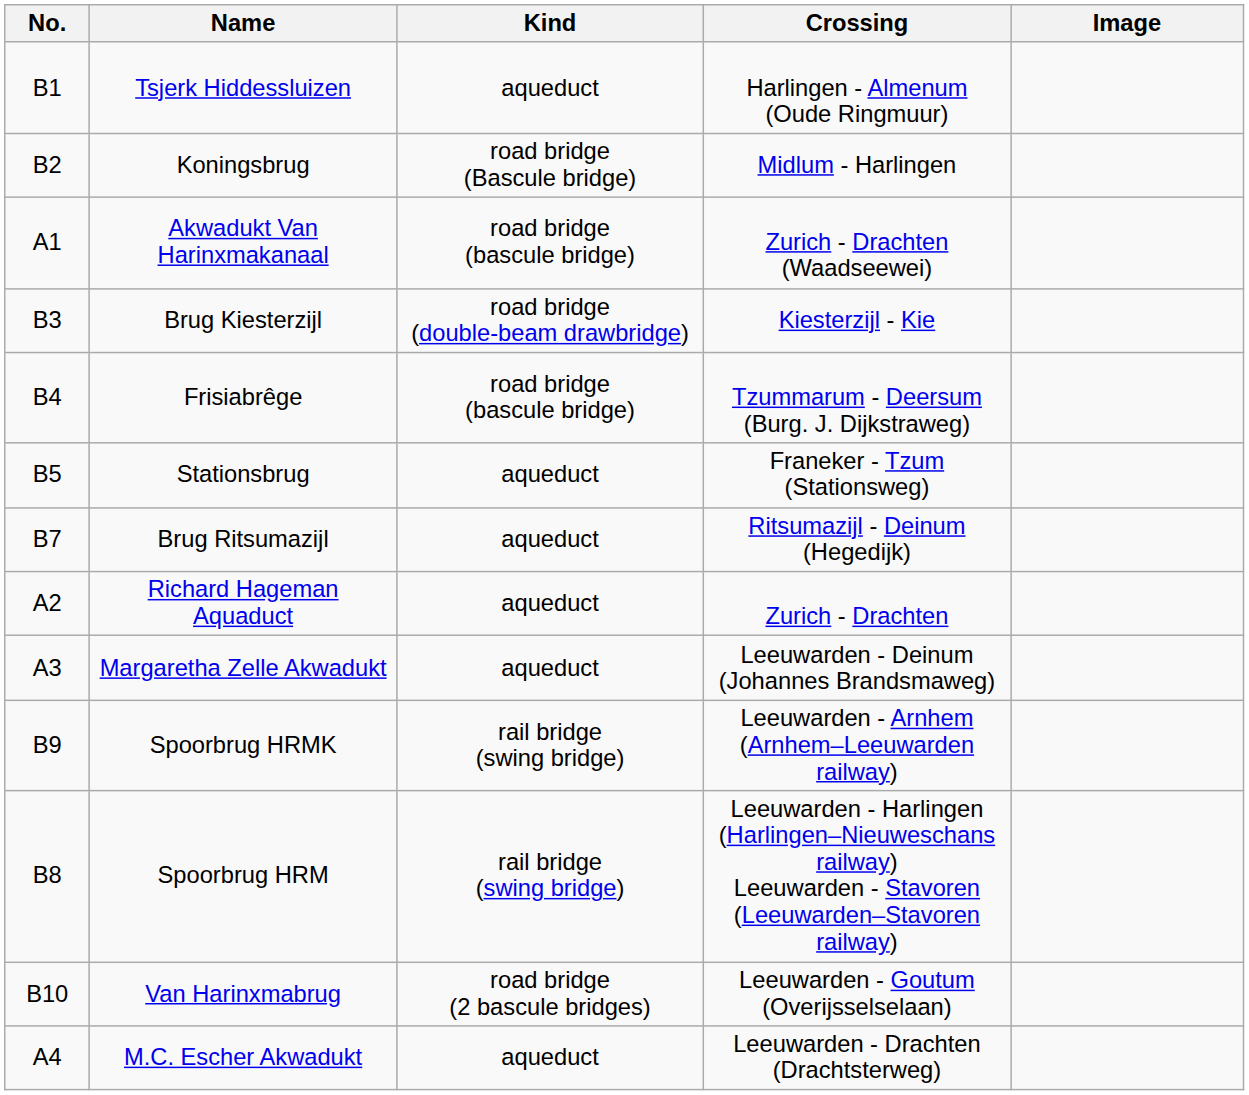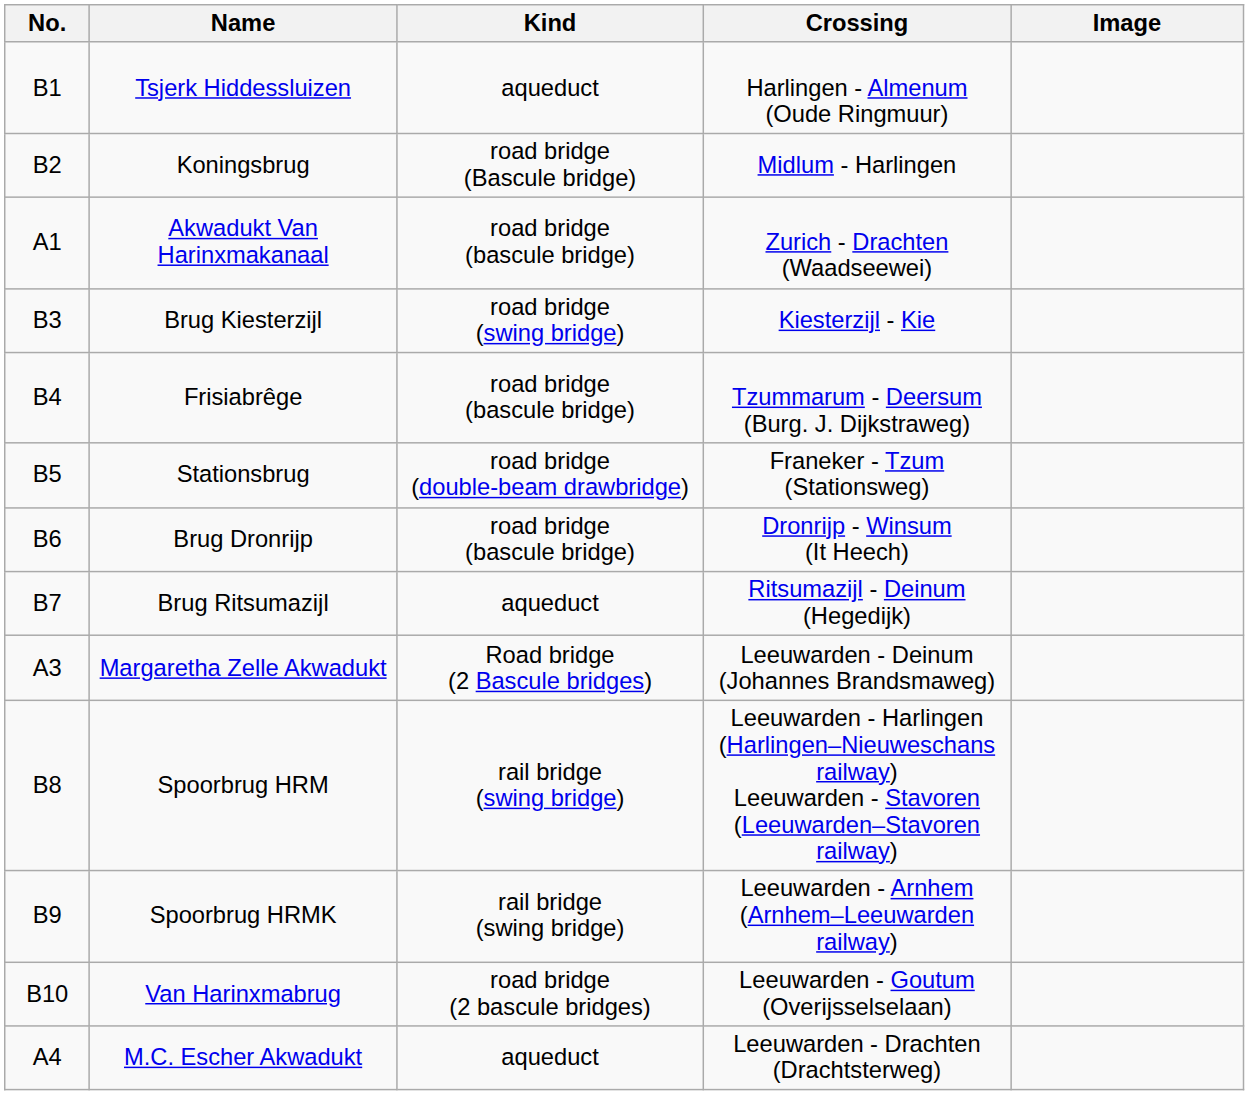(550, 320) road bridge (double-beam drawbridge) -> (550, 320) road bridge (swing bridge)
(550, 475) aqueduct -> (550, 475) road bridge (double-beam drawbridge)
+ row: (243, 539)
- row: (243, 603)
(550, 667) aqueduct -> (550, 667) Road bridge (2 Bascule bridges)
rows swapped: (243, 875) <-> (243, 745)
